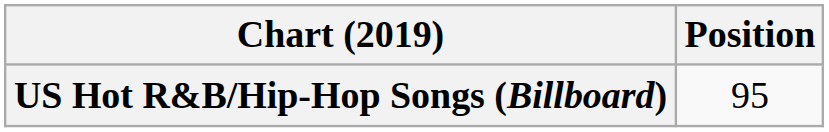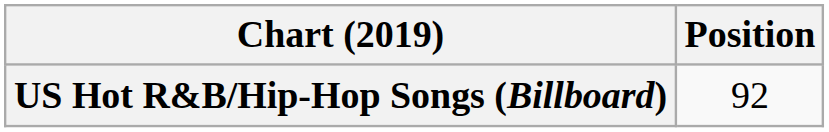(750, 94) 95 -> (750, 94) 92
